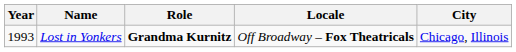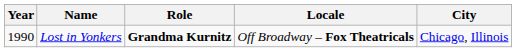(21, 36) 1993 -> (21, 36) 1990
